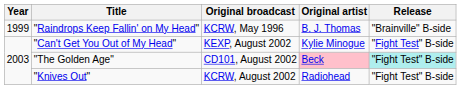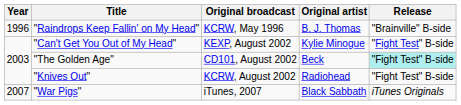(18, 28) 1999 -> (18, 28) 1996
(313, 60) pink background -> (313, 60) no background
+ row: (58, 92)
